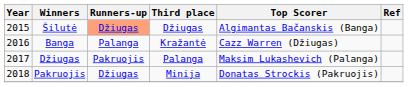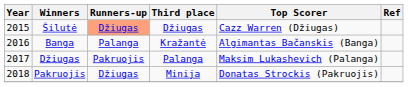(299, 28) Algimantas Bačanskis (Banga) -> (279, 28) Cazz Warren (Džiugas)
(279, 43) Cazz Warren (Džiugas) -> (299, 43) Algimantas Bačanskis (Banga)
